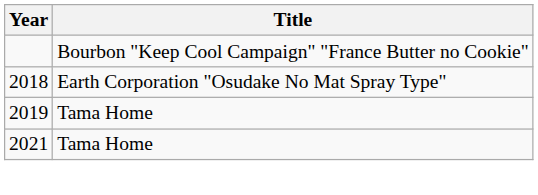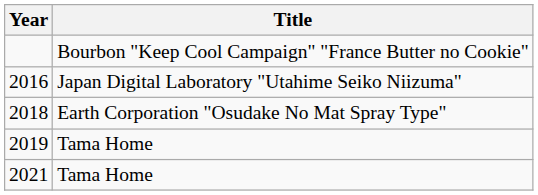+ row: (29, 81)
